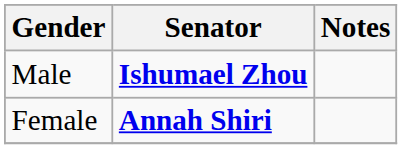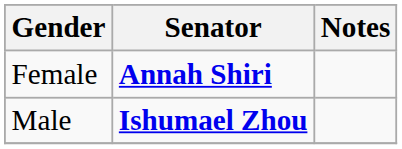rows swapped: (54, 119) <-> (42, 73)
